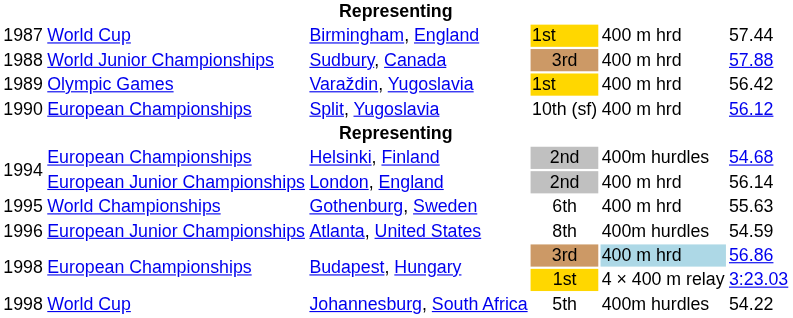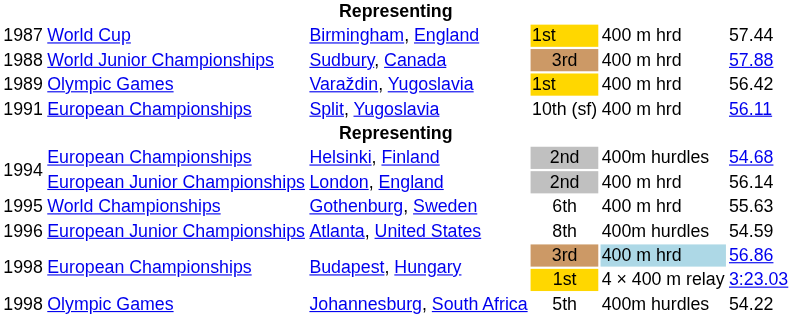(23, 108) 1990 -> (23, 108) 1991
(751, 108) 56.12 -> (751, 108) 56.11
(89, 304) World Cup -> (110, 304) Olympic Games
